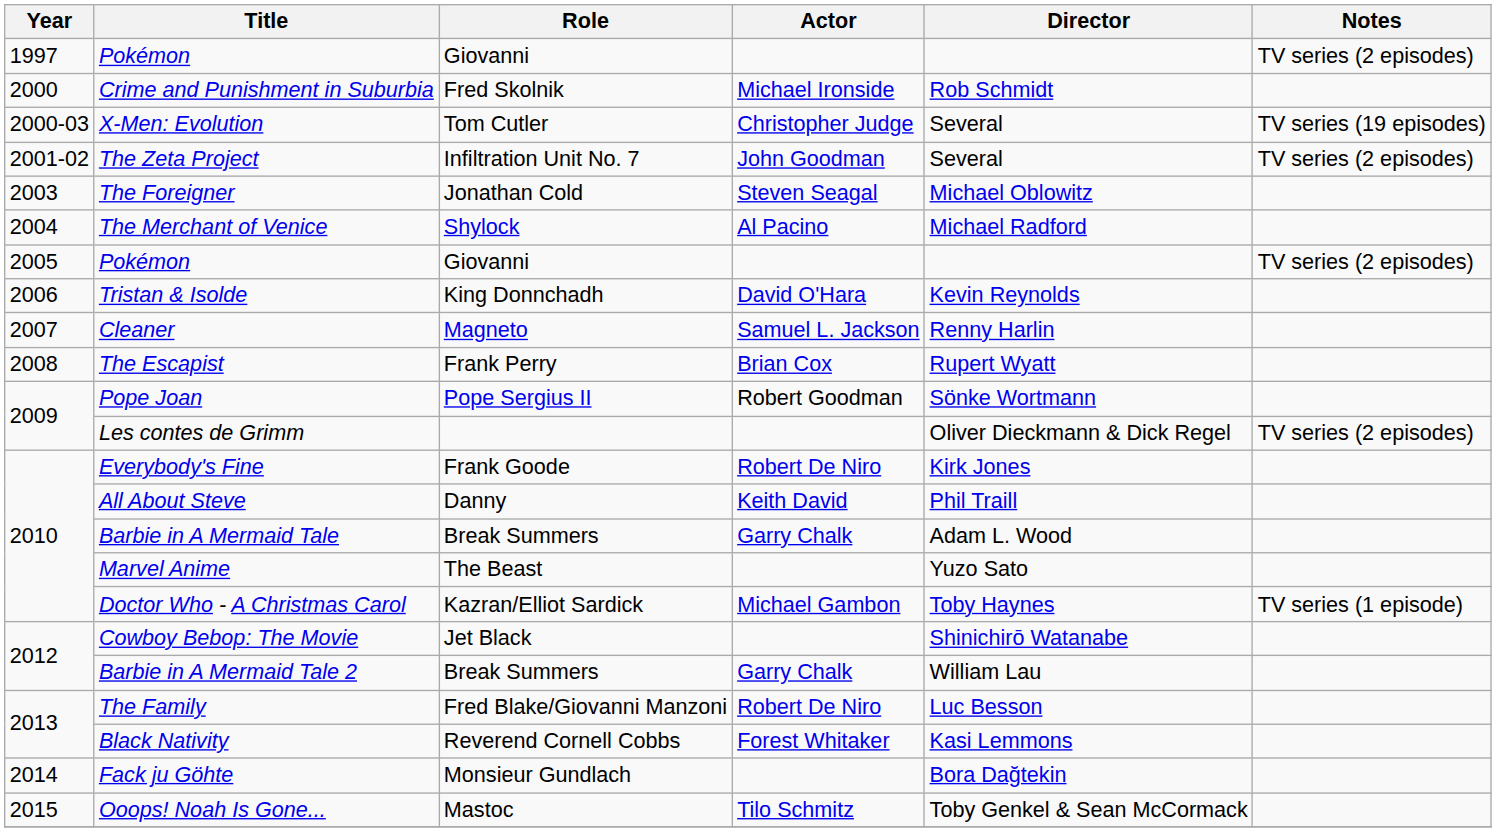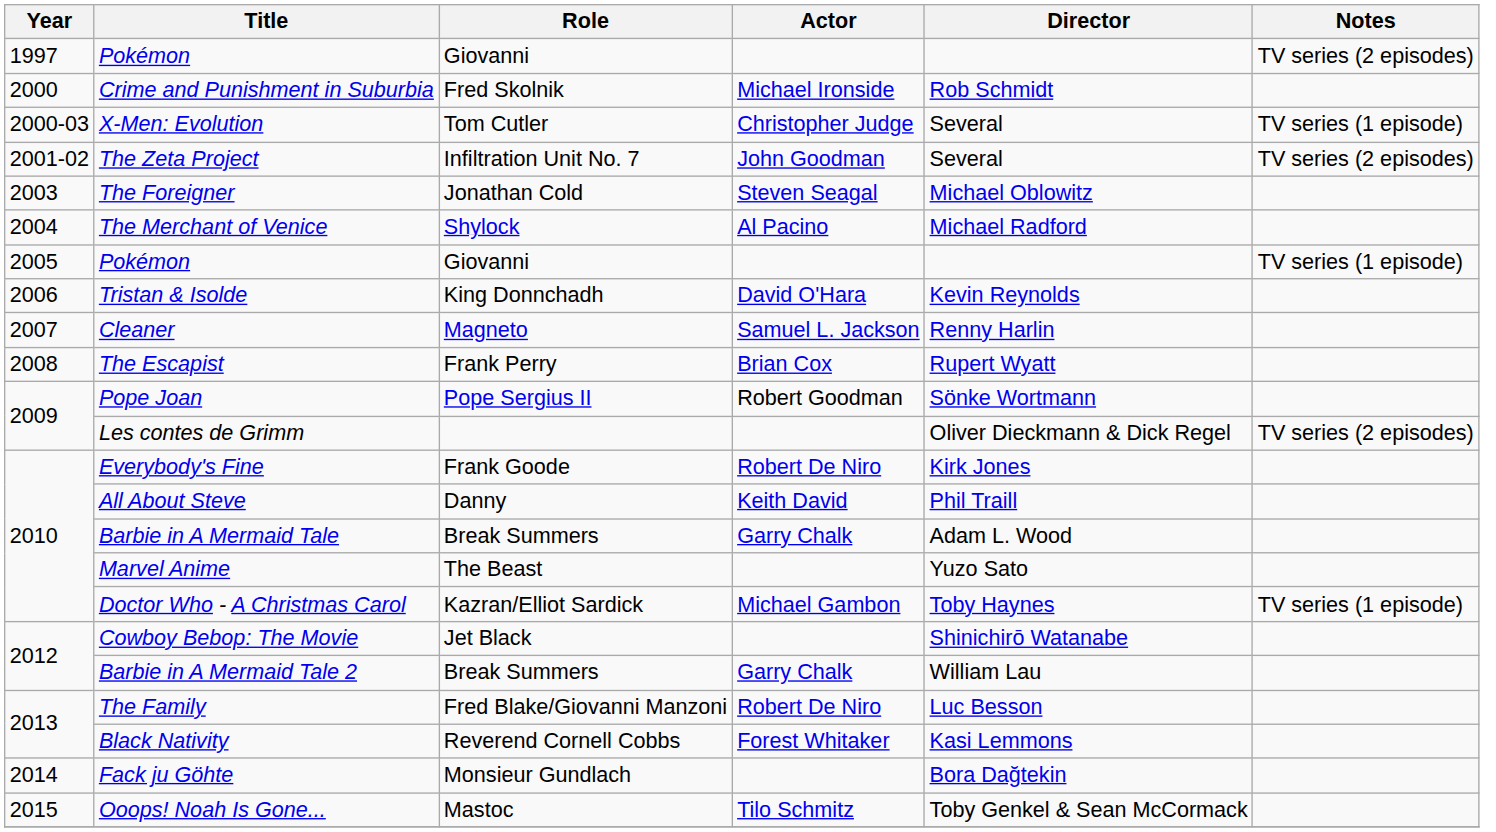(1372, 124) TV series (19 episodes) -> (1360, 124) TV series (1 episode)
(1366, 261) TV series (2 episodes) -> (1360, 261) TV series (1 episode)
